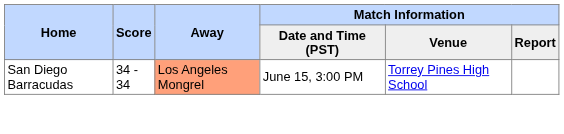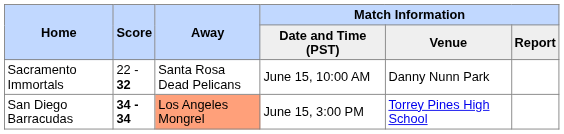+ row: (42, 77)
(127, 77) normal -> (128, 112) bold
